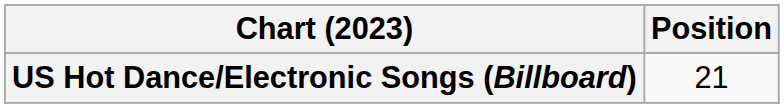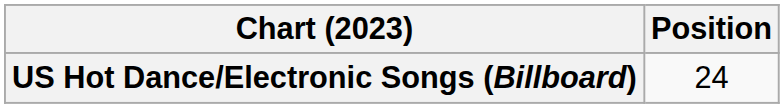(712, 77) 21 -> (712, 77) 24
